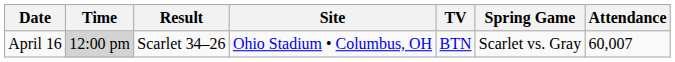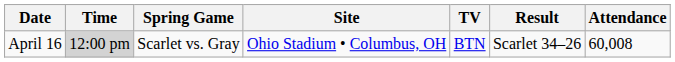columns swapped: (530, 17) <-> (181, 17)
(610, 44) 60,007 -> (610, 44) 60,008
